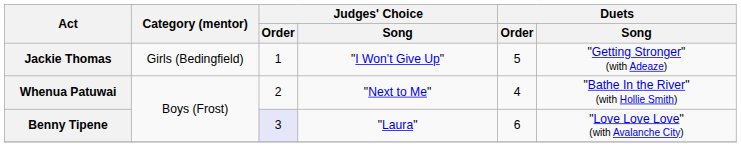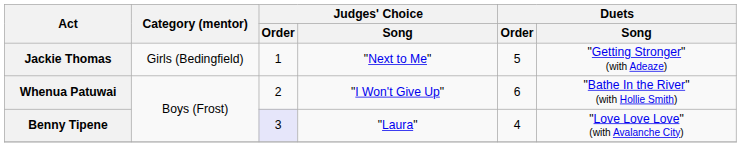(398, 59) "I Won't Give Up" -> (398, 59) "Next to Me"
(398, 92) "Next to Me" -> (398, 92) "I Won't Give Up"
(517, 92) 4 -> (517, 92) 6
(517, 125) 6 -> (517, 125) 4
